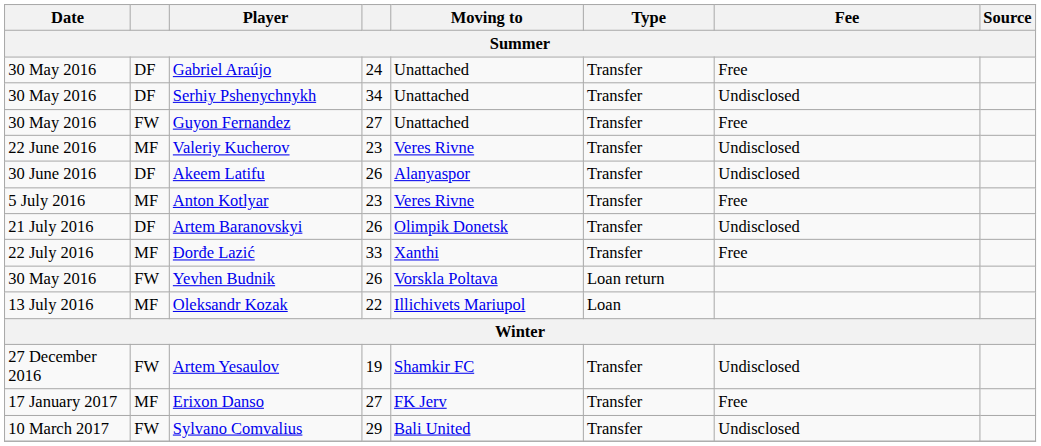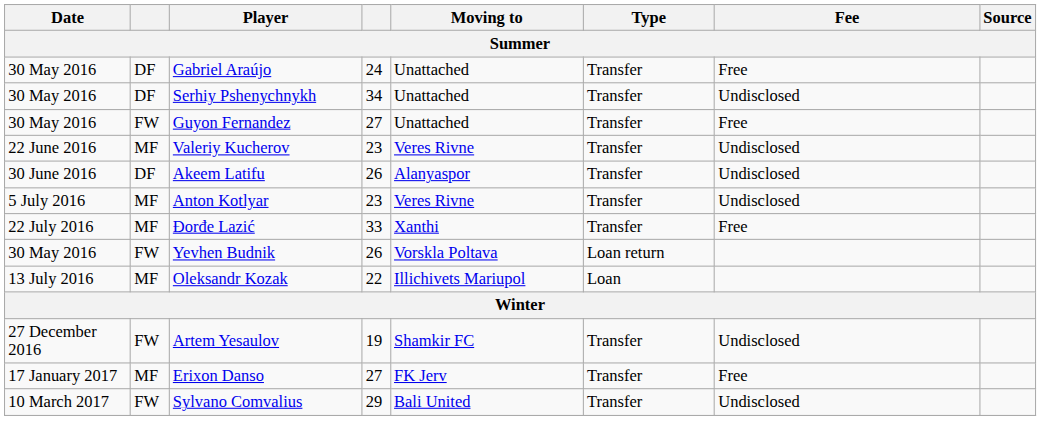(733, 200) Free -> (759, 200) Undisclosed
- row: (238, 226)
